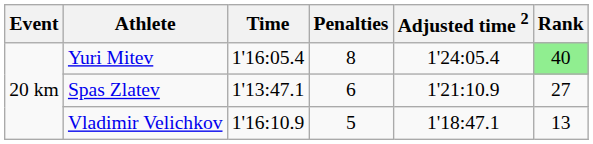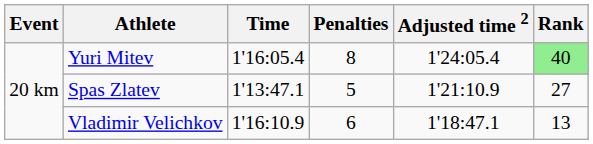(351, 90) 6 -> (351, 90) 5
(351, 123) 5 -> (351, 123) 6
